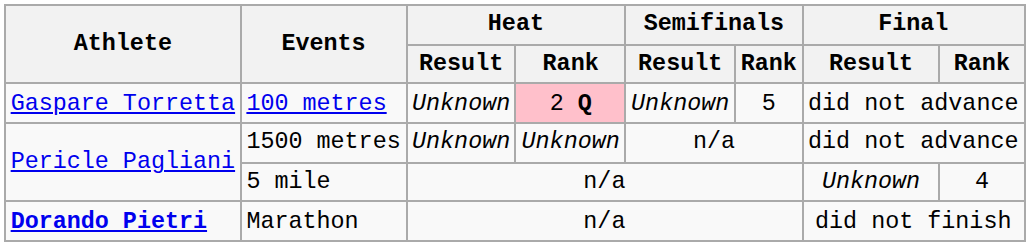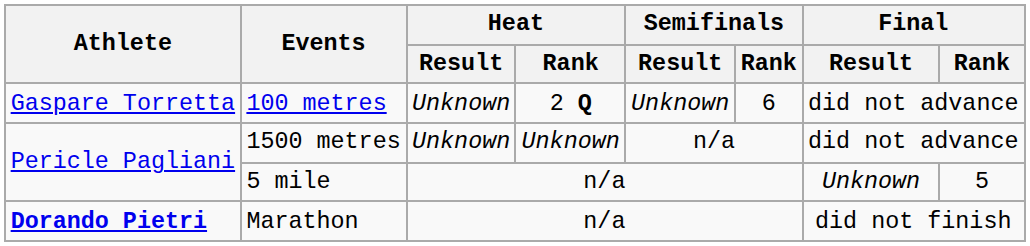(571, 103) pink background -> (571, 103) no background
(769, 103) 5 -> (769, 103) 6
(982, 182) 4 -> (982, 182) 5
